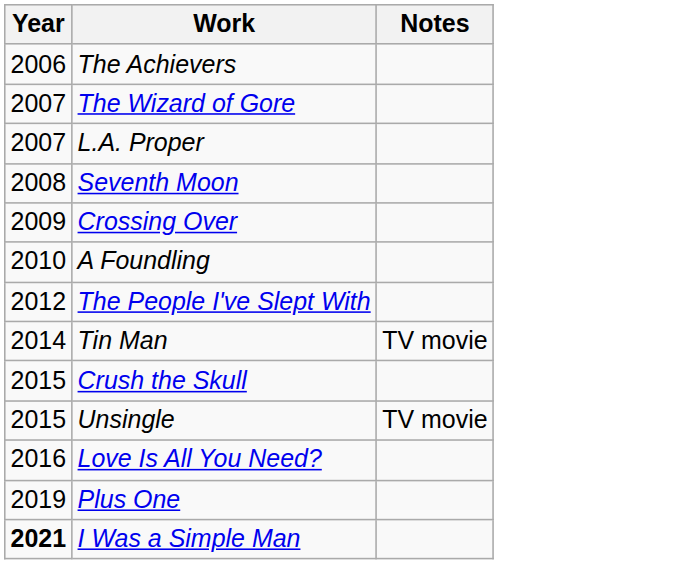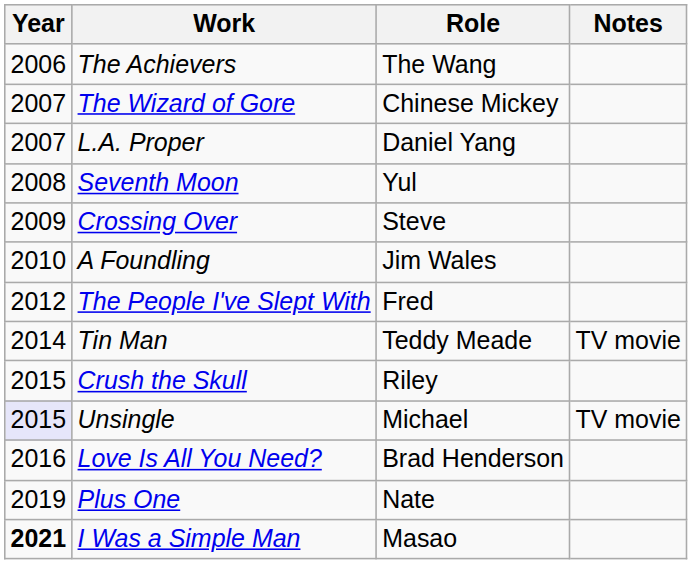+ column: (473, 24)
(38, 420) no background -> (38, 420) lavender background
